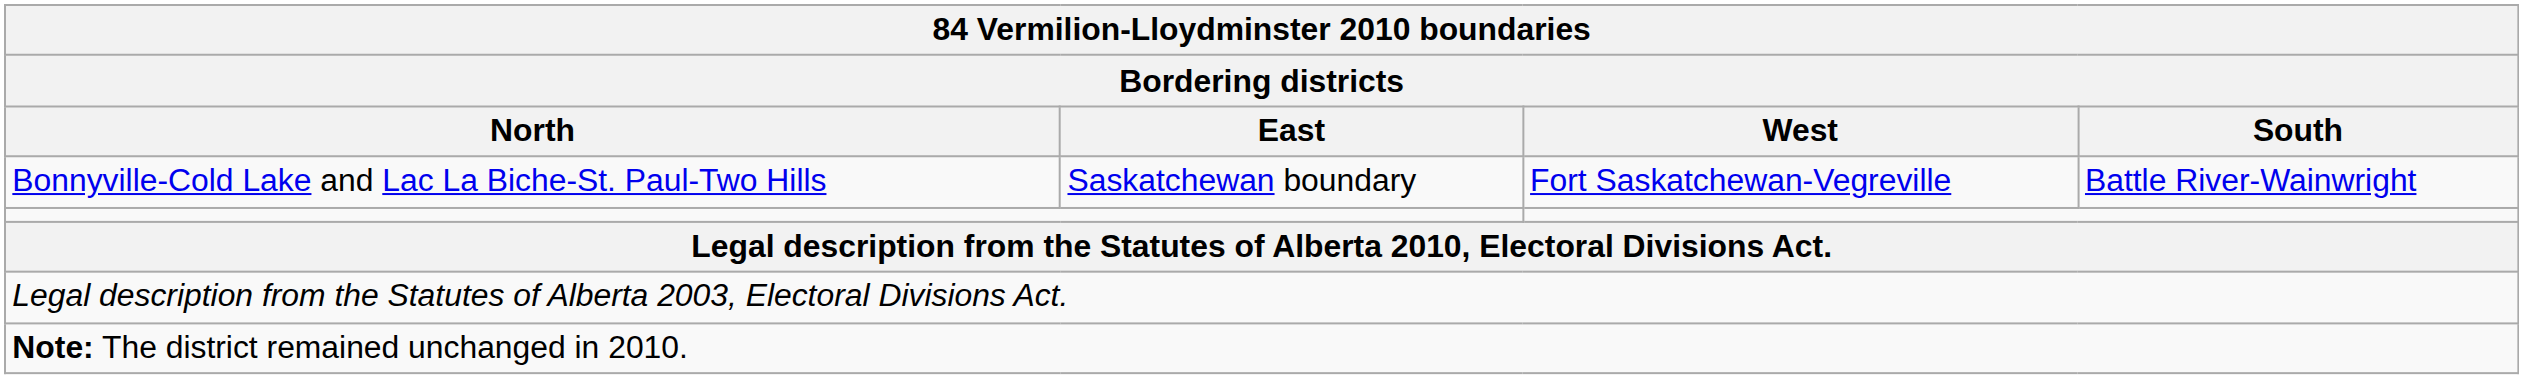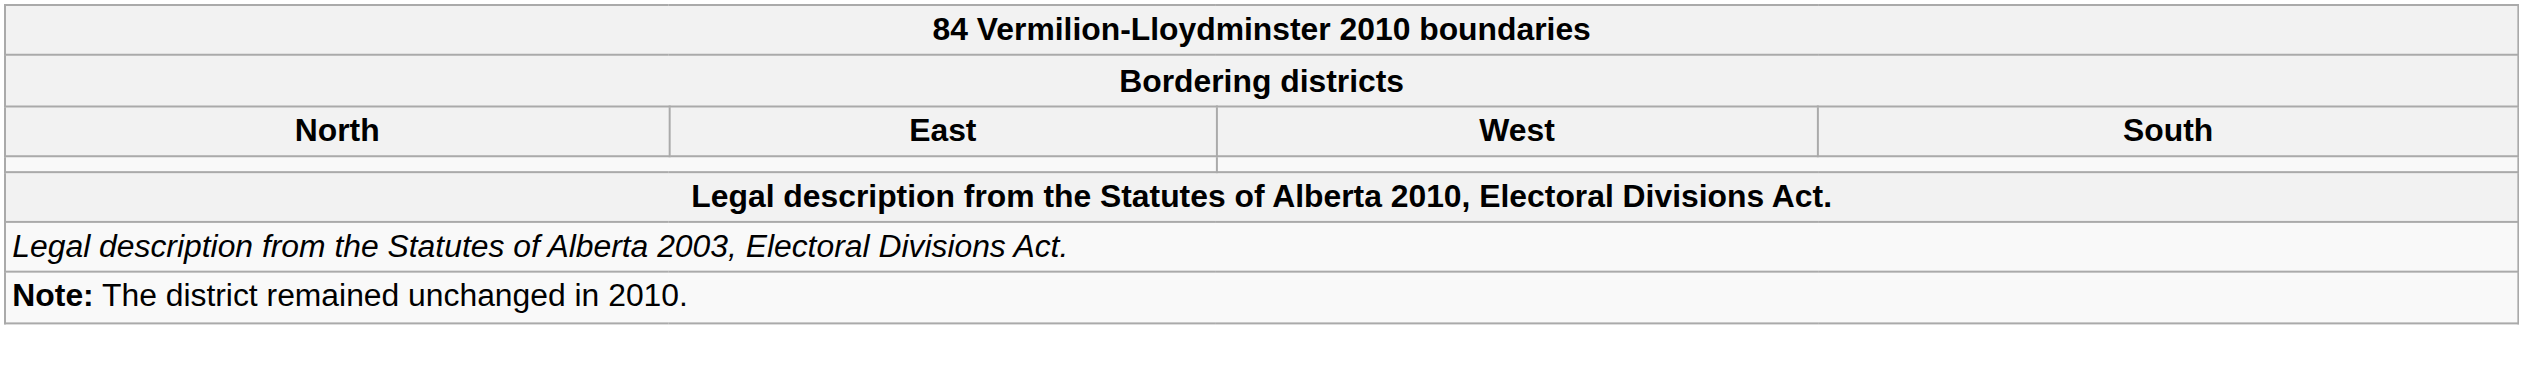- row: (419, 181)
